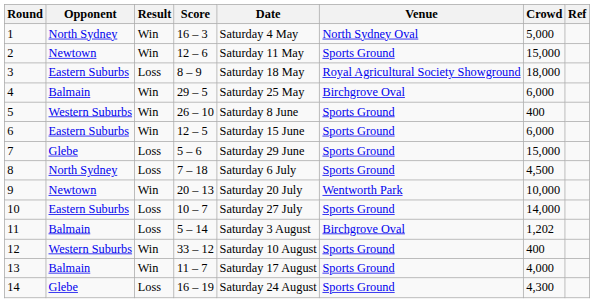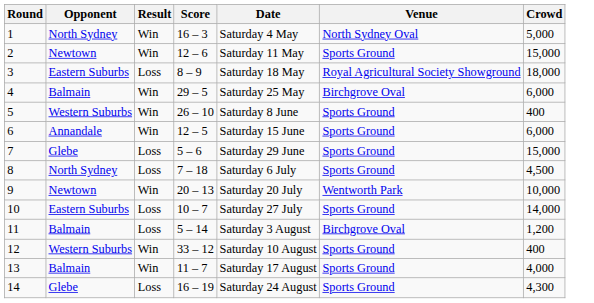- column: (577, 14)
(89, 131) Eastern Suburbs -> (75, 131) Annandale
(540, 229) 1,202 -> (540, 229) 1,200
